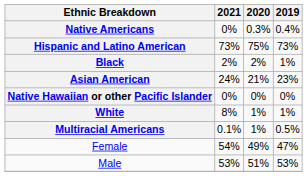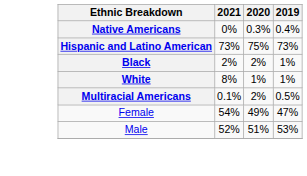- row: (110, 80)
- row: (110, 96)
(258, 130) 1% -> (258, 96) 2%
(229, 163) 53% -> (229, 130) 52%
